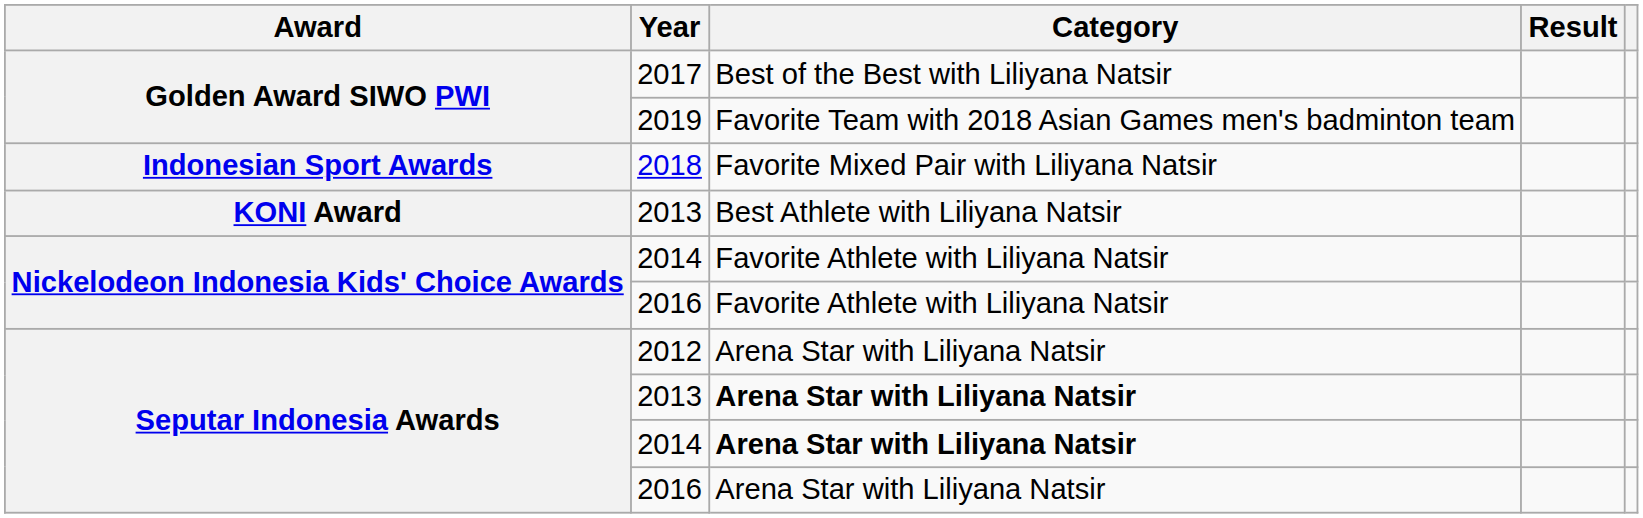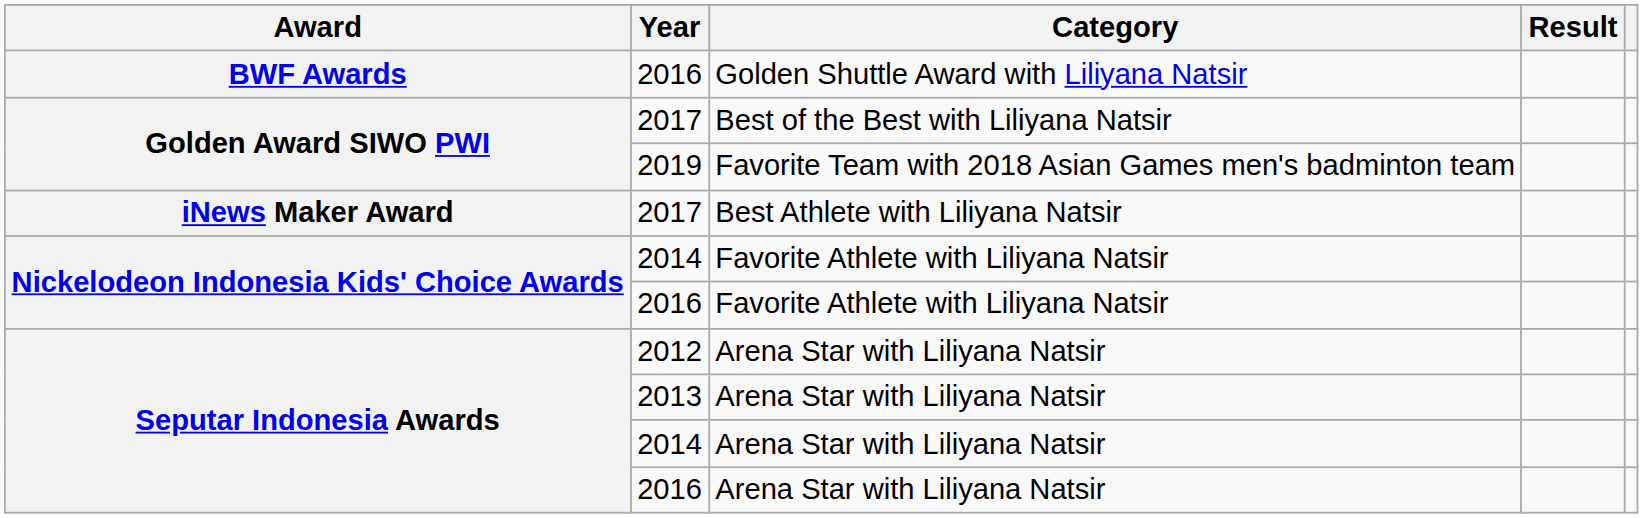+ row: (318, 73)
- row: (318, 166)
+ row: (318, 212)
- row: (318, 212)
(926, 397) bold -> (910, 397) normal
(926, 443) bold -> (910, 443) normal
